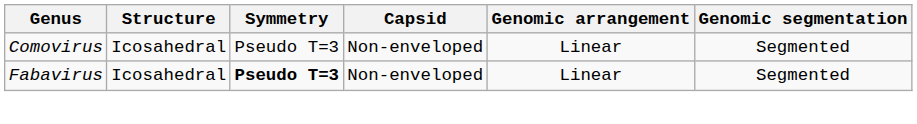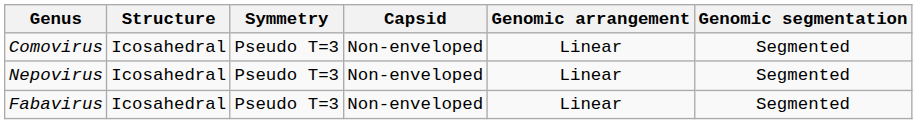+ row: (56, 76)
(287, 76) bold -> (287, 104) normal
